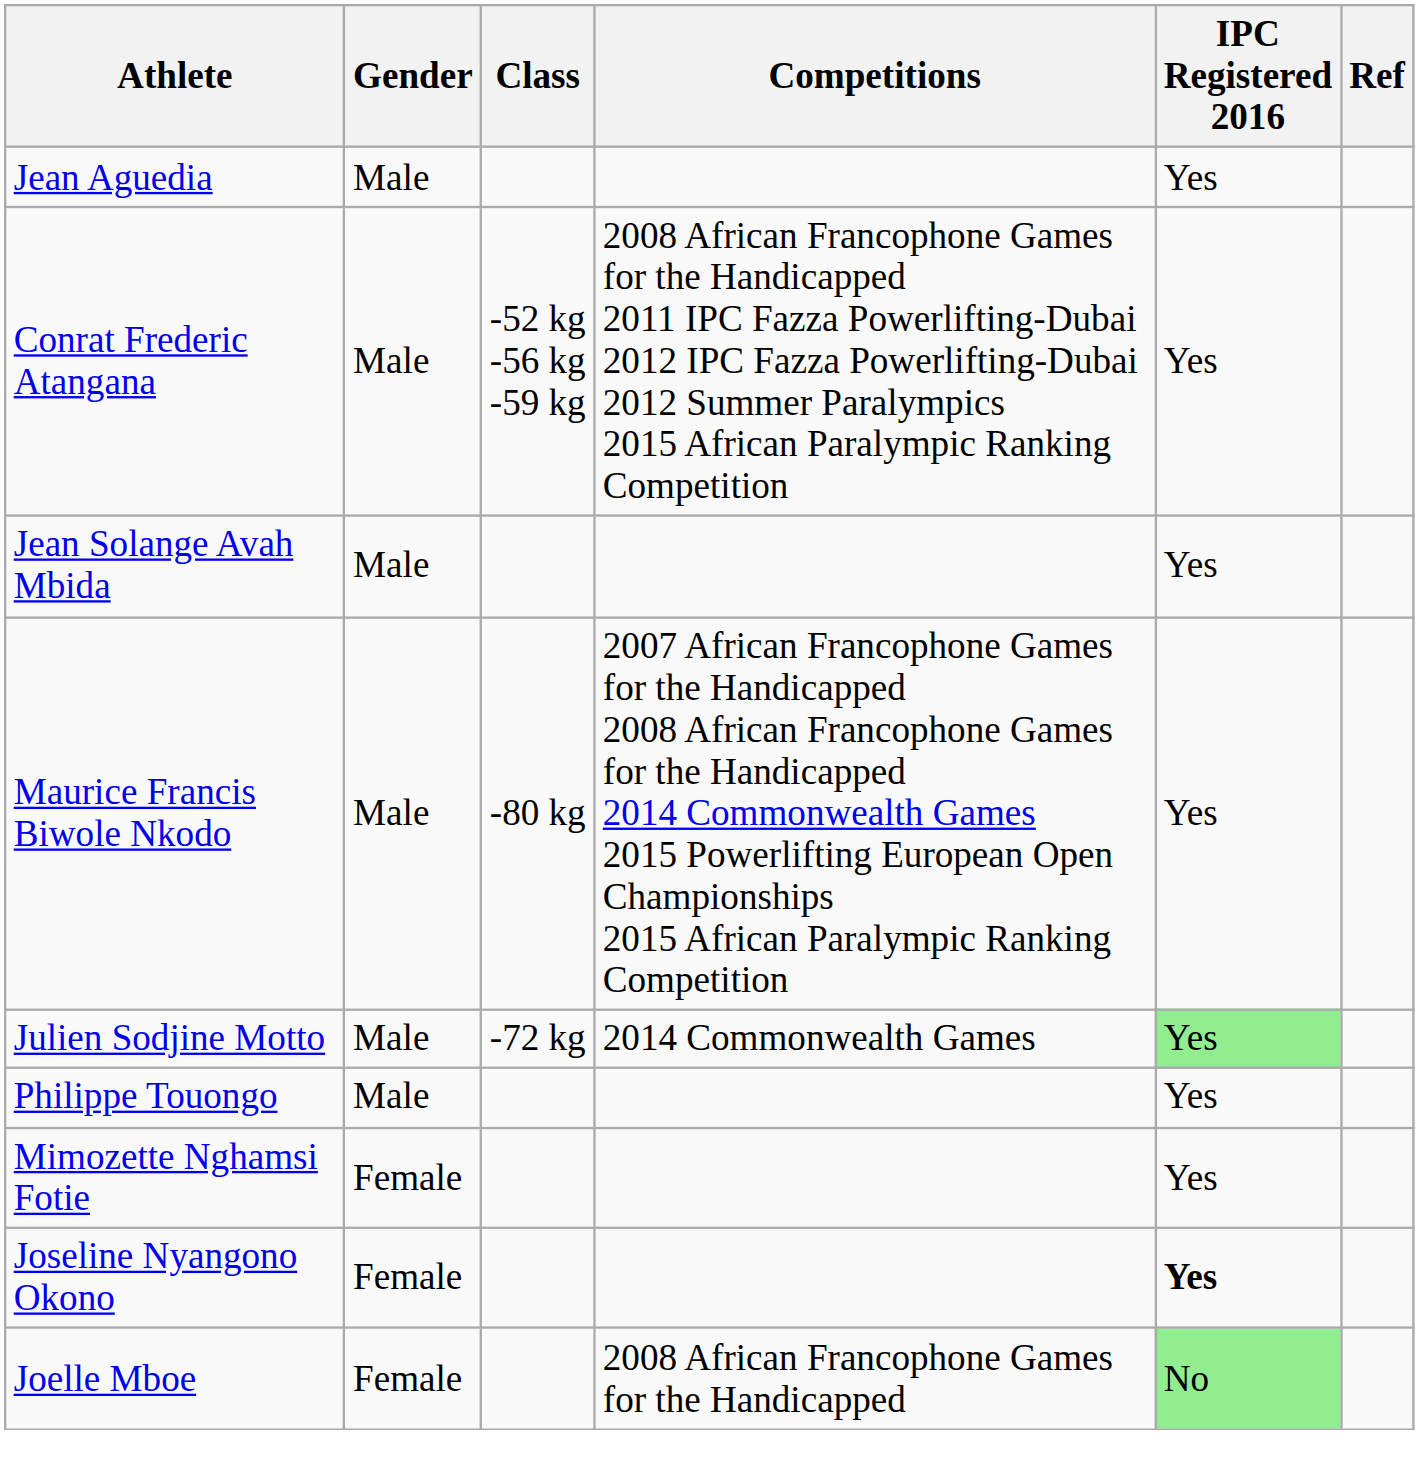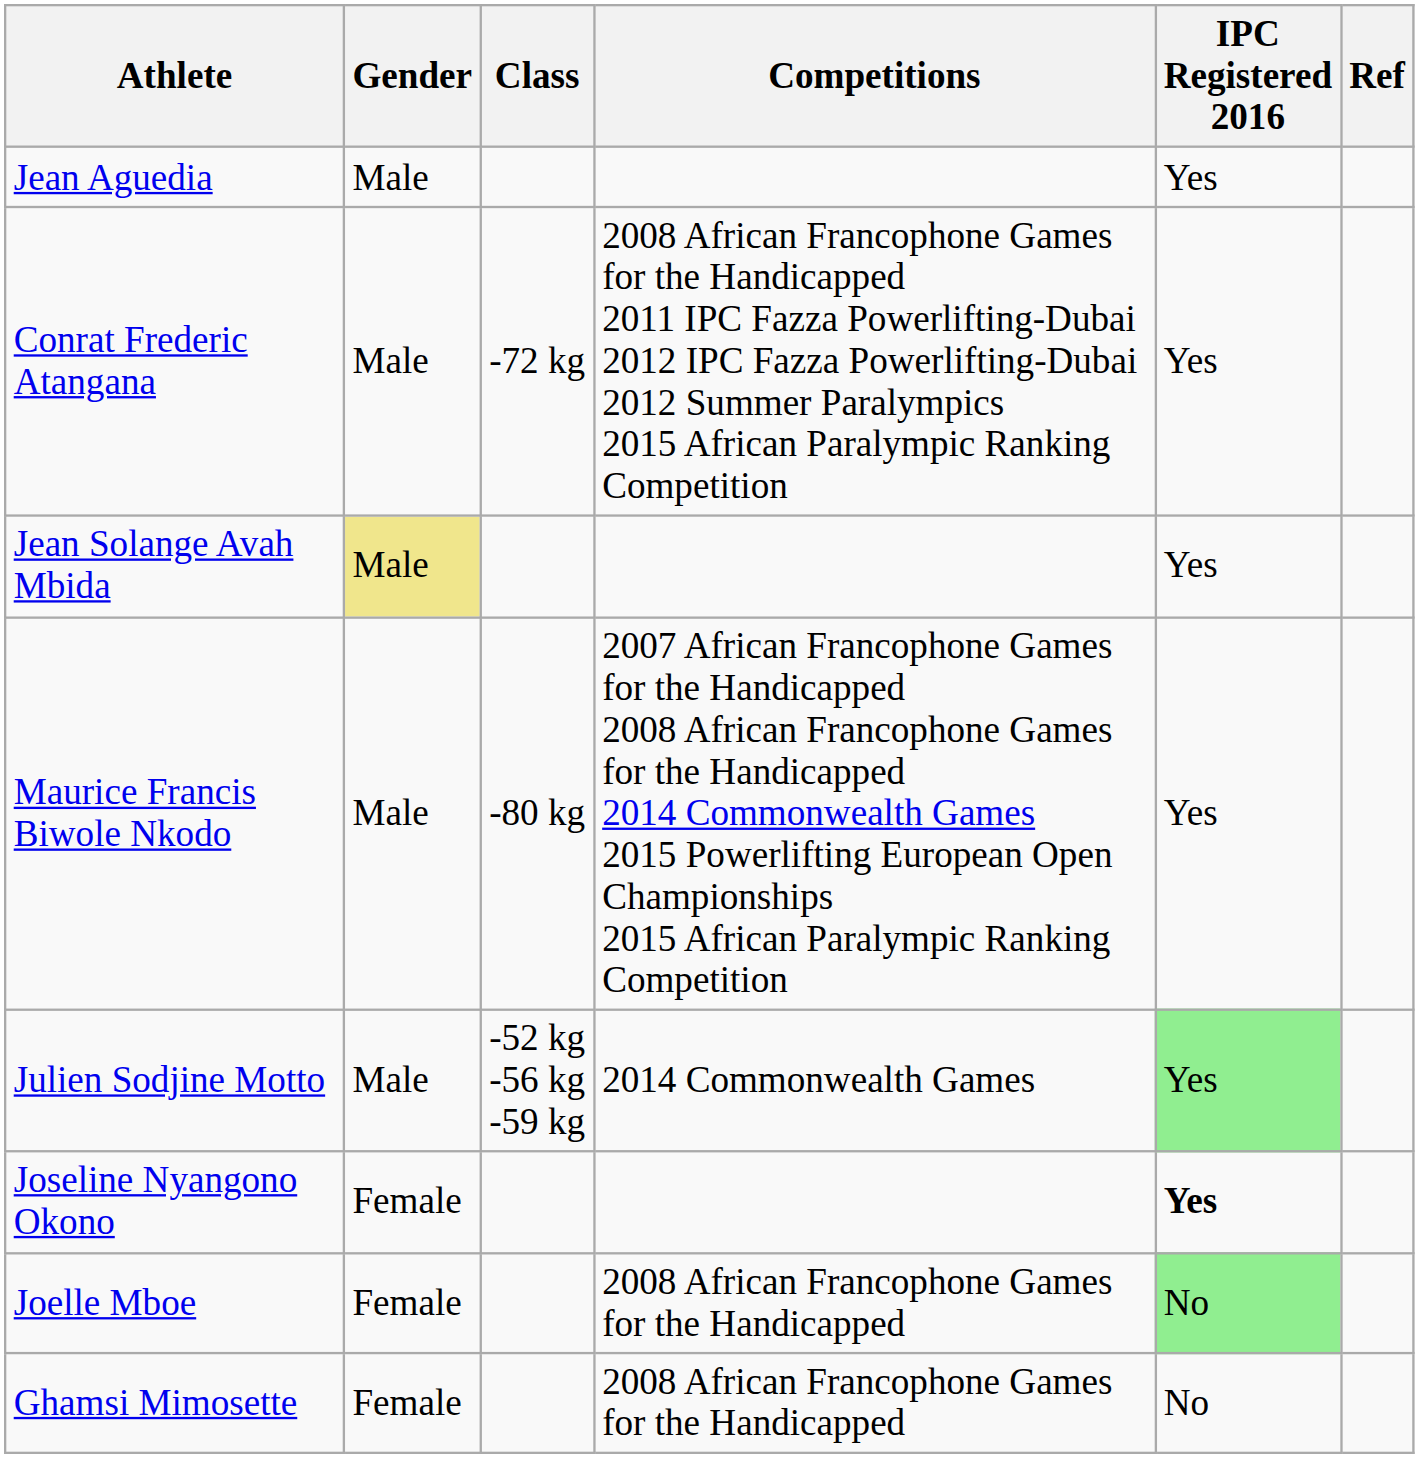(538, 360) -52 kg -56 kg -59 kg -> (537, 360) -72 kg
(391, 565) no background -> (391, 565) khaki background
(538, 1038) -72 kg -> (537, 1079) -52 kg -56 kg -59 kg
- row: (146, 1097)
- row: (166, 1176)
+ row: (155, 1402)
